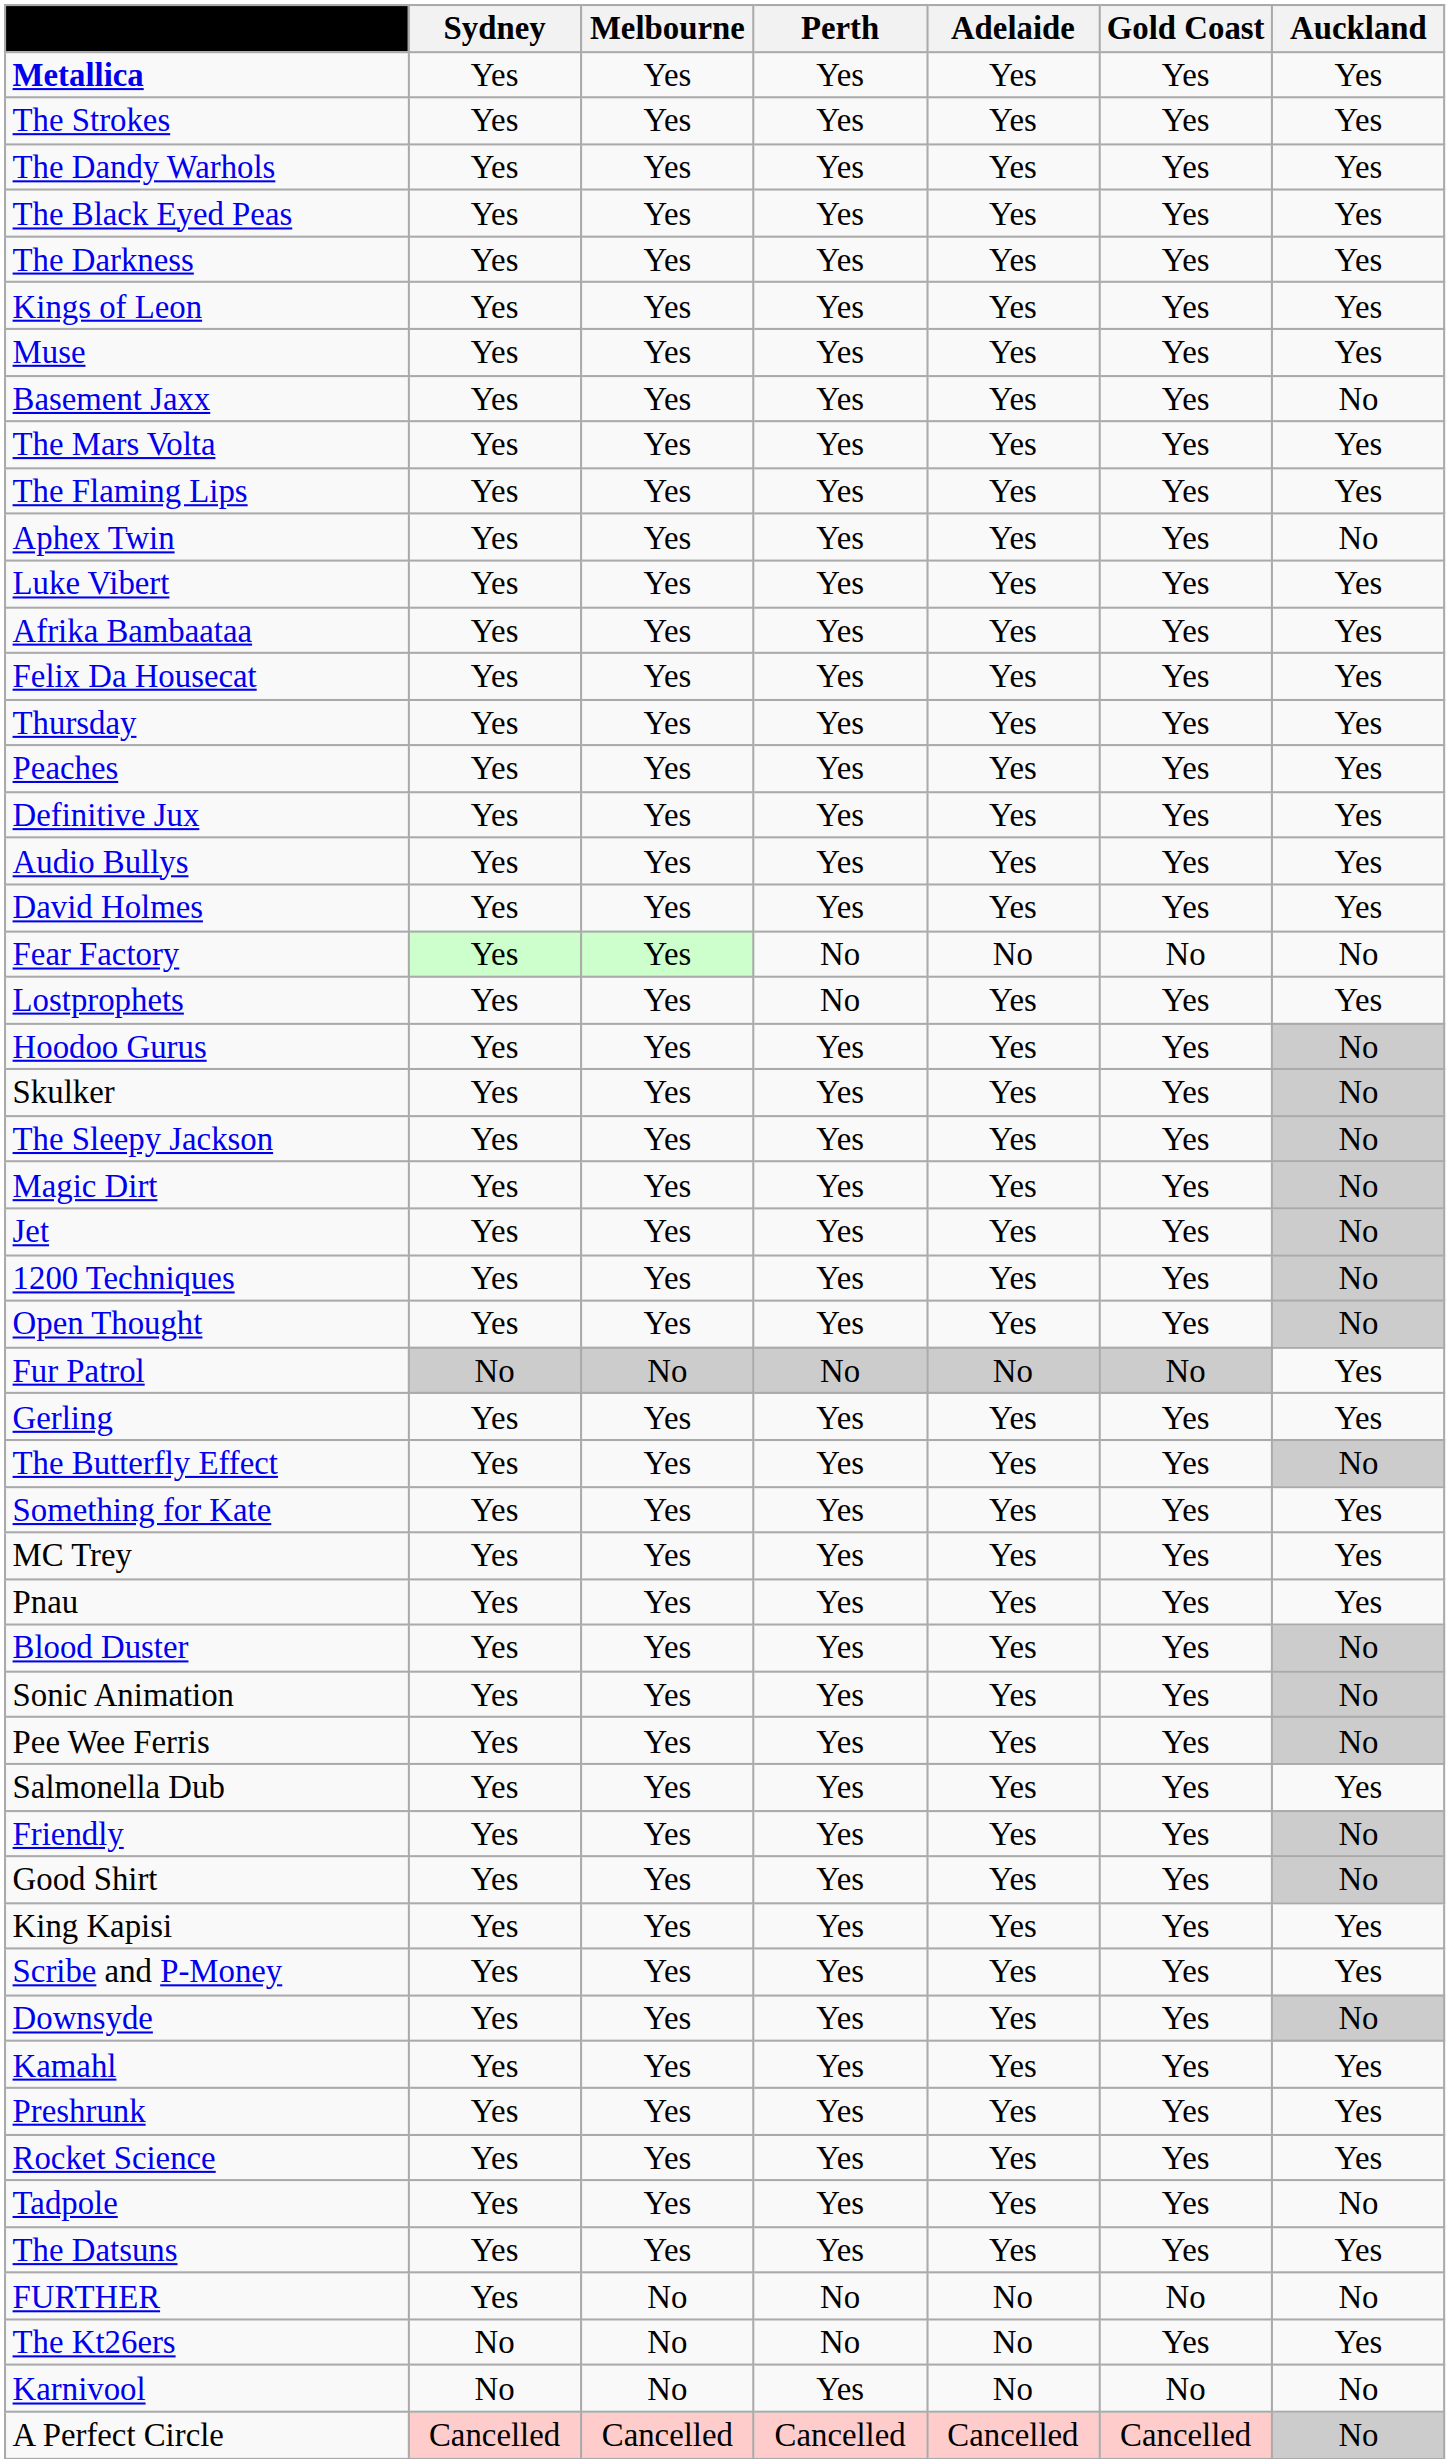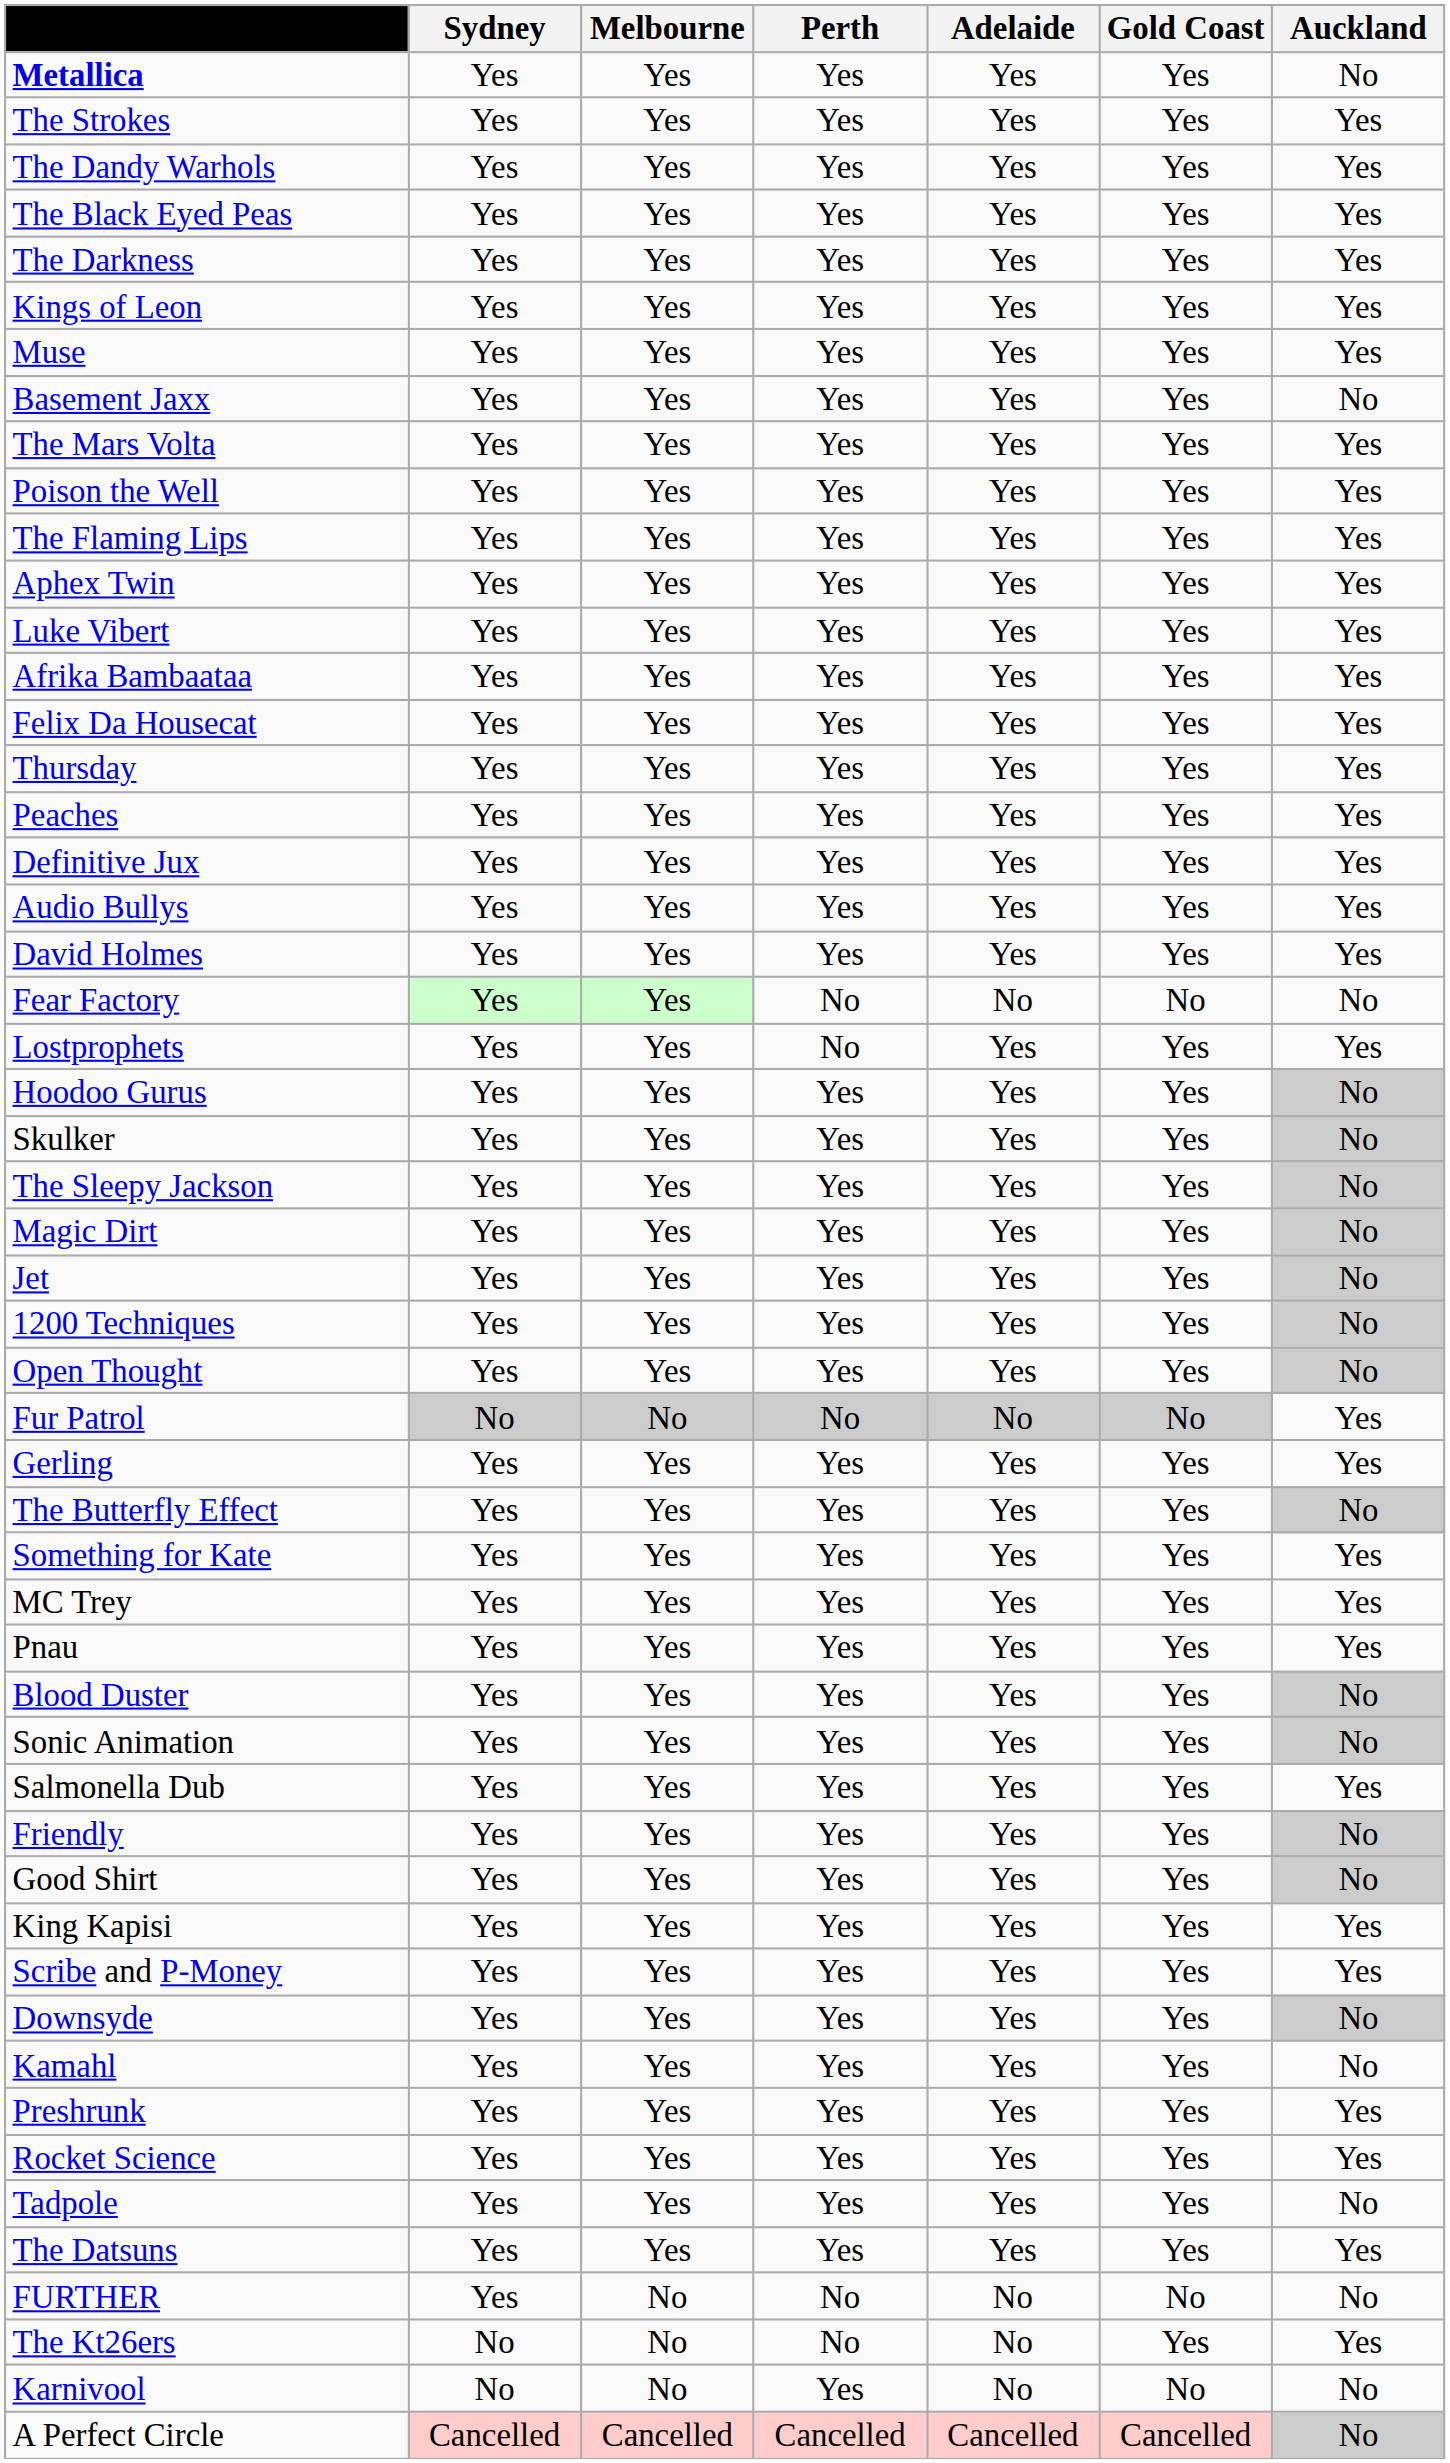(1358, 74) Yes -> (1358, 74) No
+ row: (116, 491)
(1358, 537) No -> (1358, 583) Yes
- row: (111, 1741)
(1358, 2065) Yes -> (1358, 2065) No
